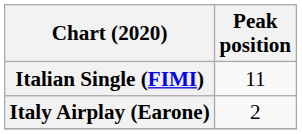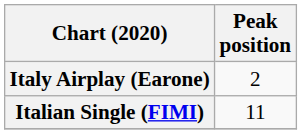rows swapped: (110, 78) <-> (110, 111)
